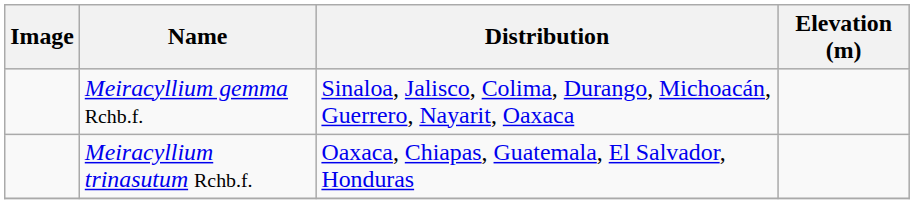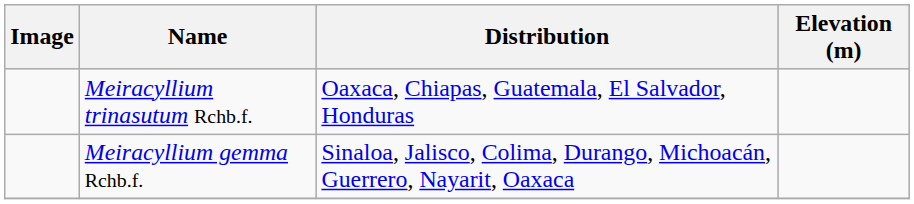rows swapped: (186, 101) <-> (169, 166)
